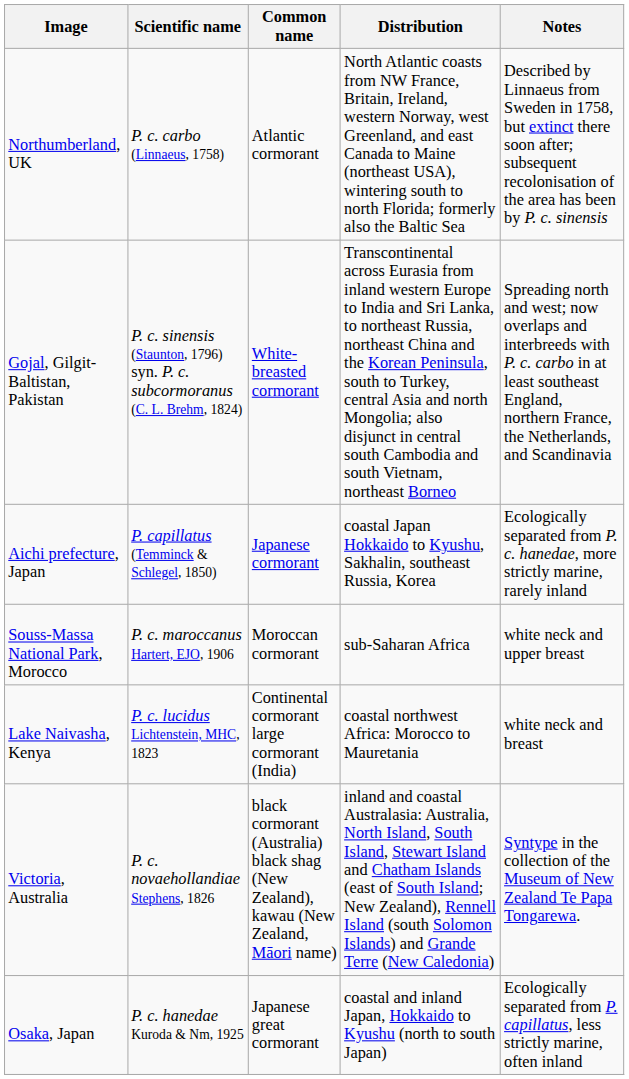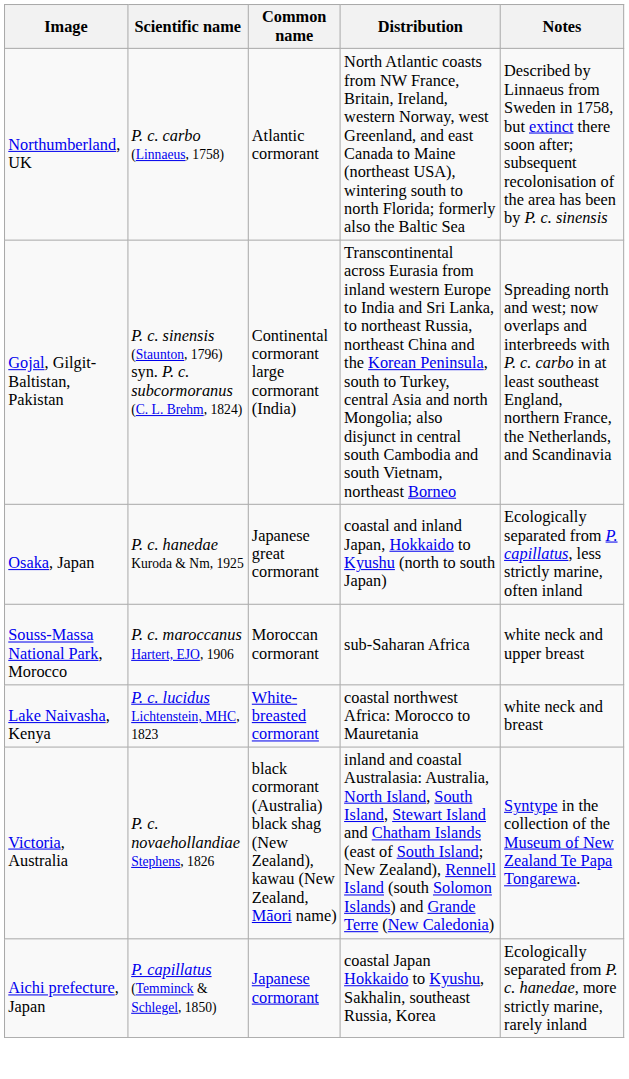(285, 372) White-breasted cormorant -> (290, 372) Continental cormorant large cormorant (India)
rows swapped: (51, 1033) <-> (64, 563)
(290, 734) Continental cormorant large cormorant (India) -> (285, 716) White-breasted cormorant
